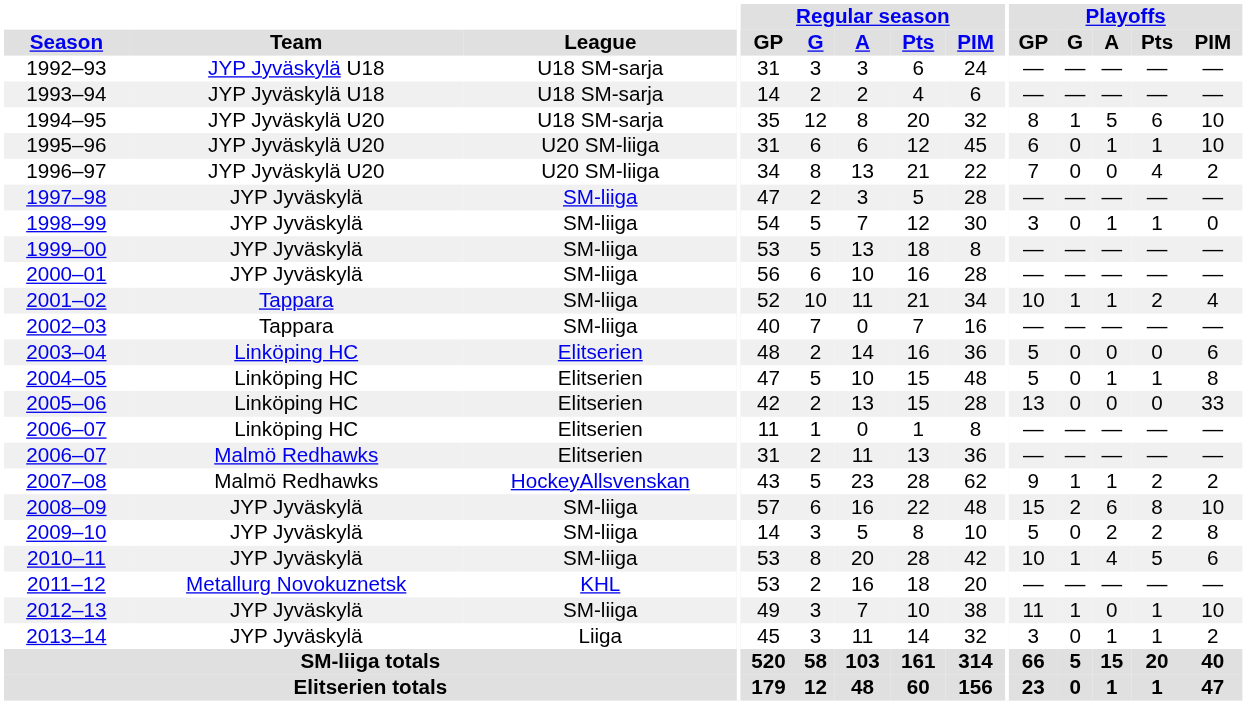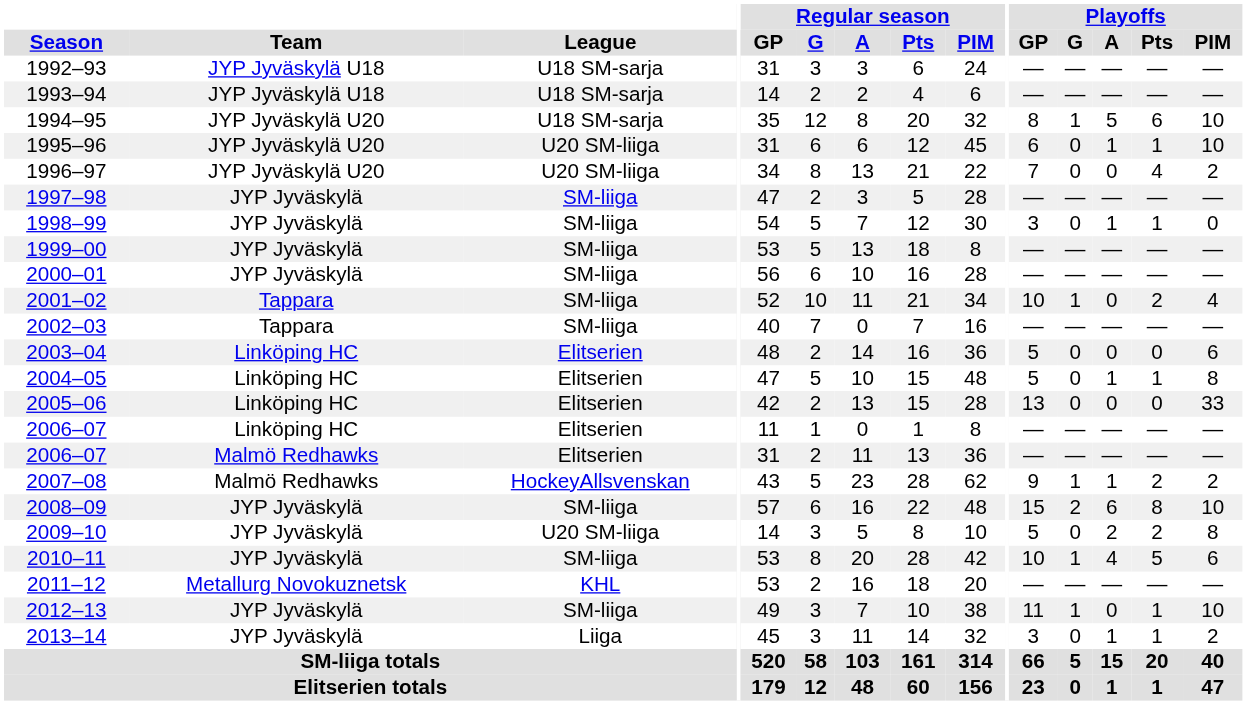(1112, 300) 1 -> (1112, 300) 0
(600, 532) SM-liiga -> (600, 532) U20 SM-liiga
